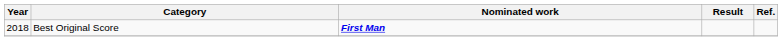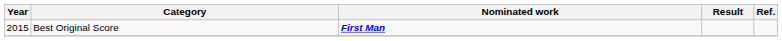(18, 28) 2018 -> (18, 28) 2015
